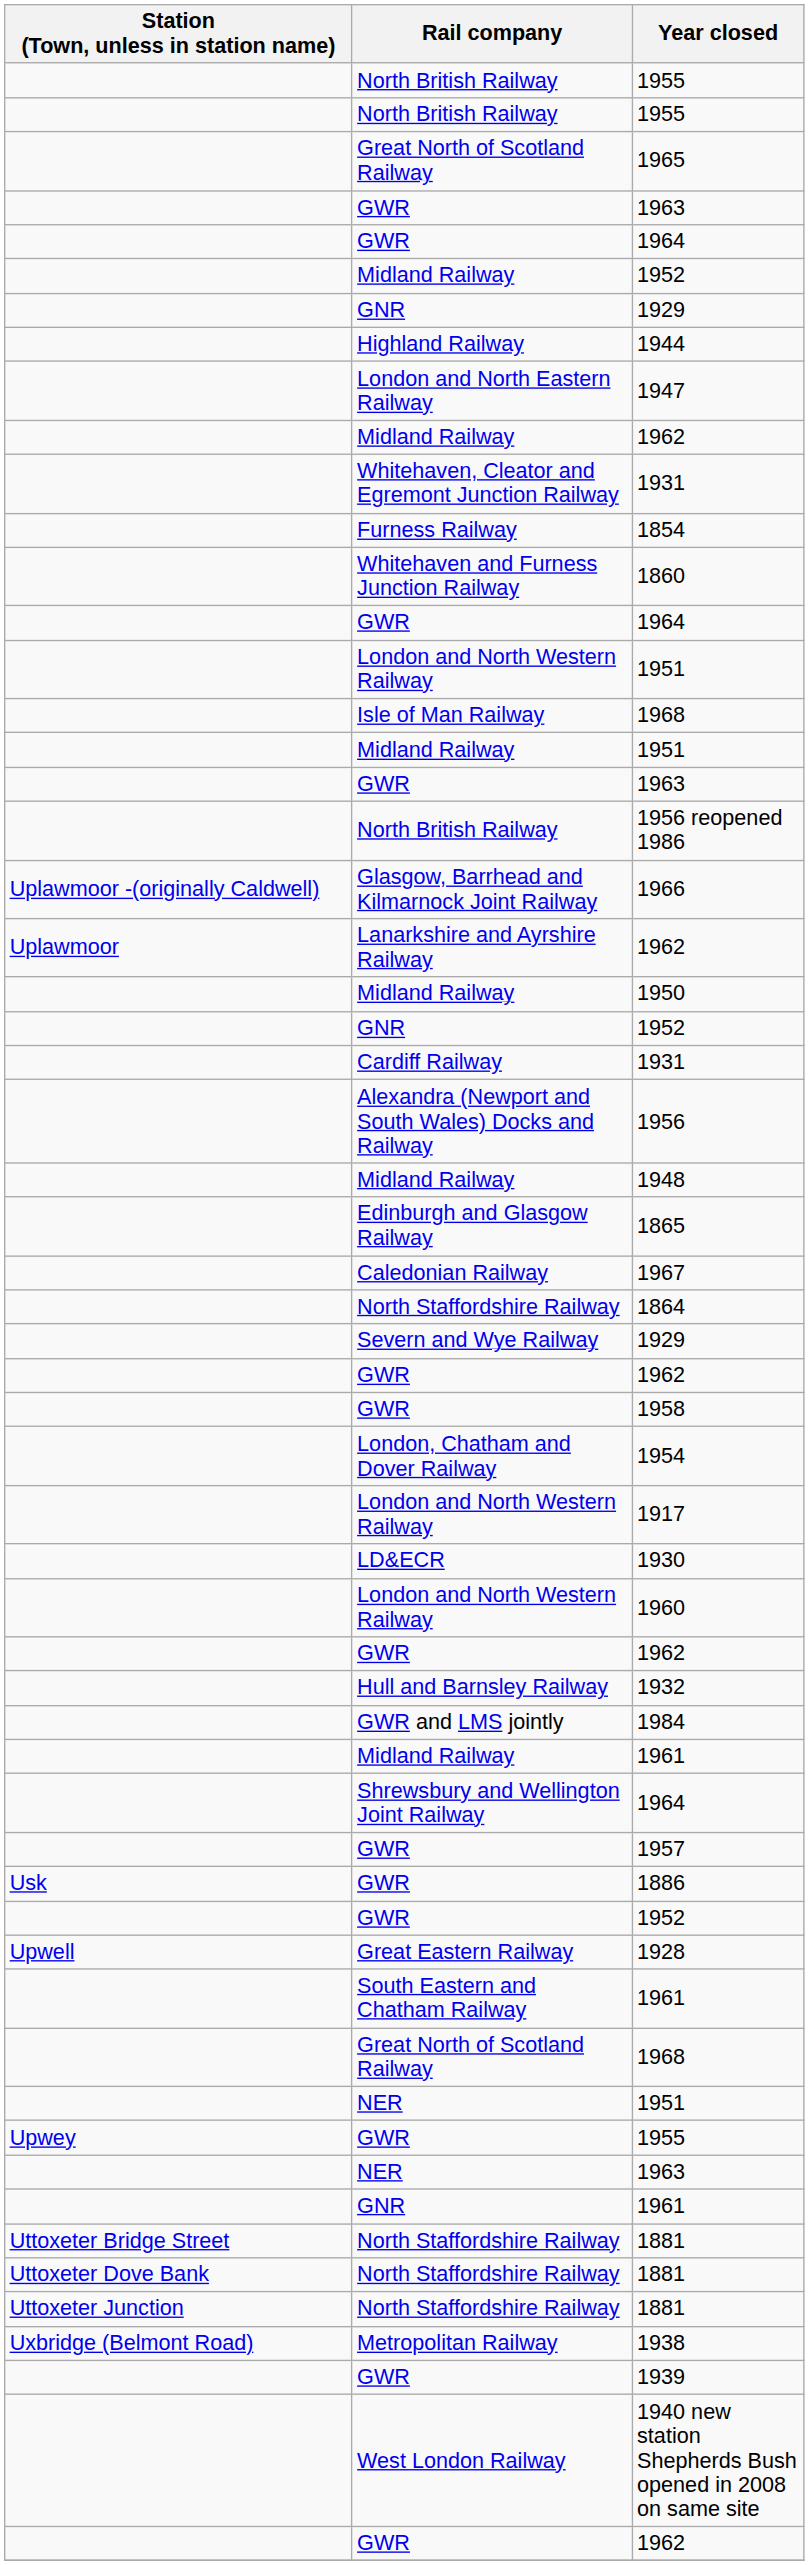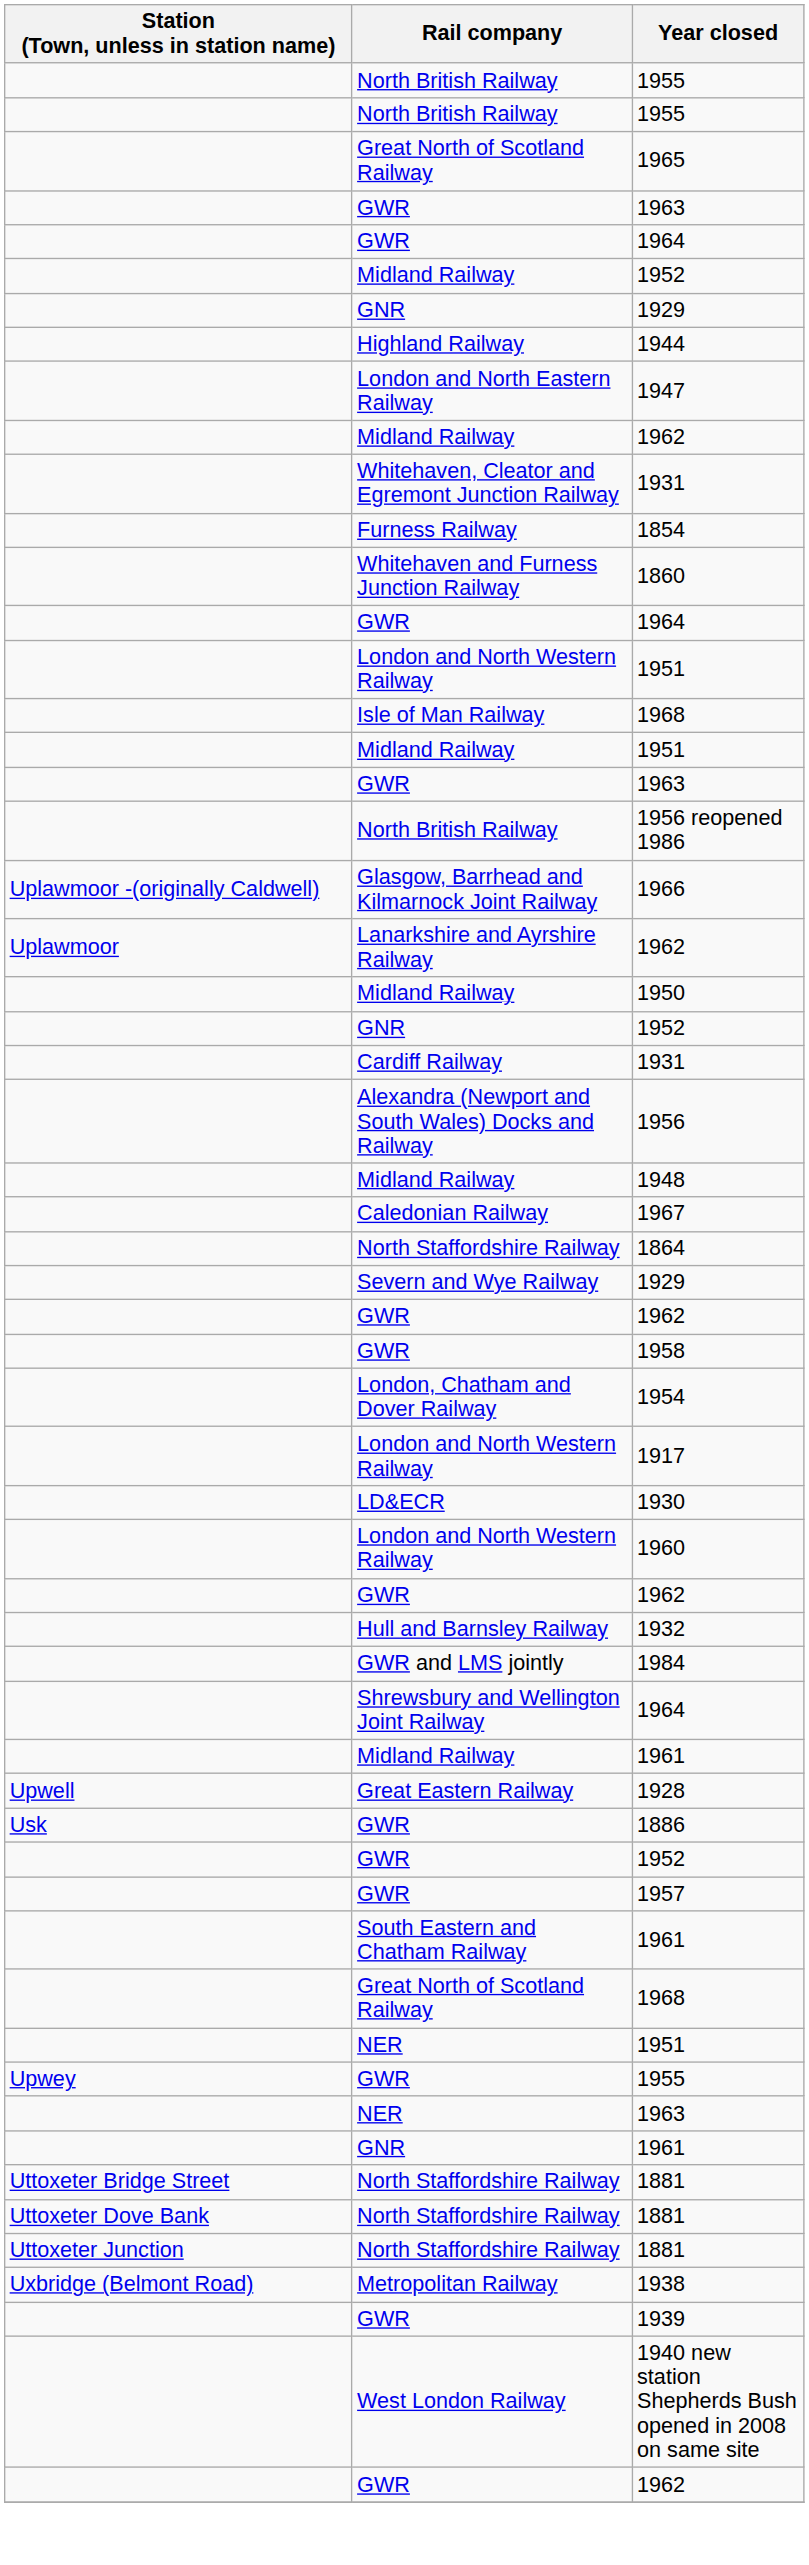- row: (472, 1225)
rows swapped: (488, 1802) <-> (436, 1756)
rows swapped: (465, 1951) <-> (384, 1849)
